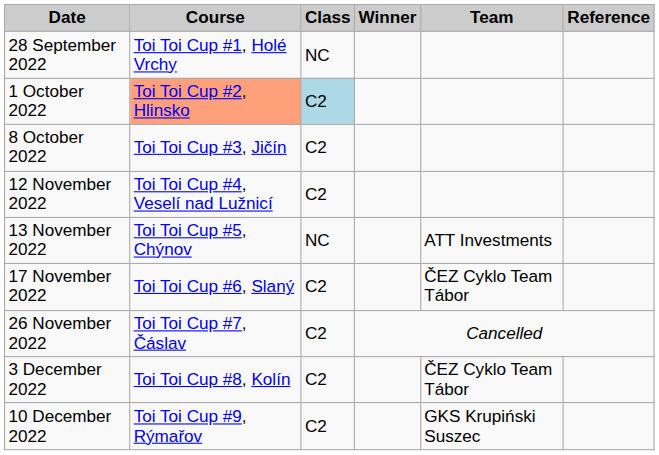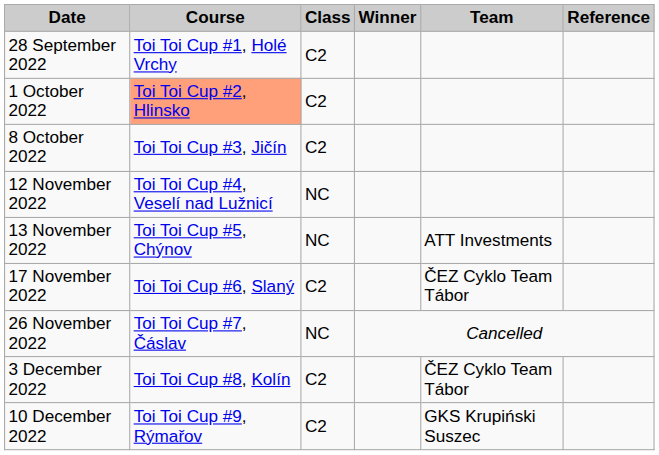(317, 54) NC -> (316, 54) C2
(316, 101) lightblue background -> (316, 101) no background
(316, 194) C2 -> (317, 194) NC
(316, 333) C2 -> (317, 333) NC
